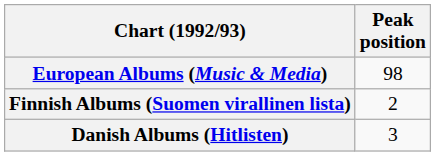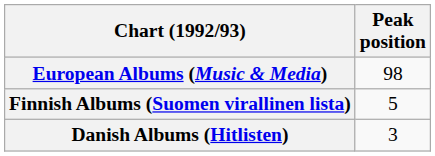(393, 103) 2 -> (393, 103) 5
